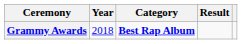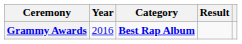(103, 30) 2018 -> (103, 30) 2016
